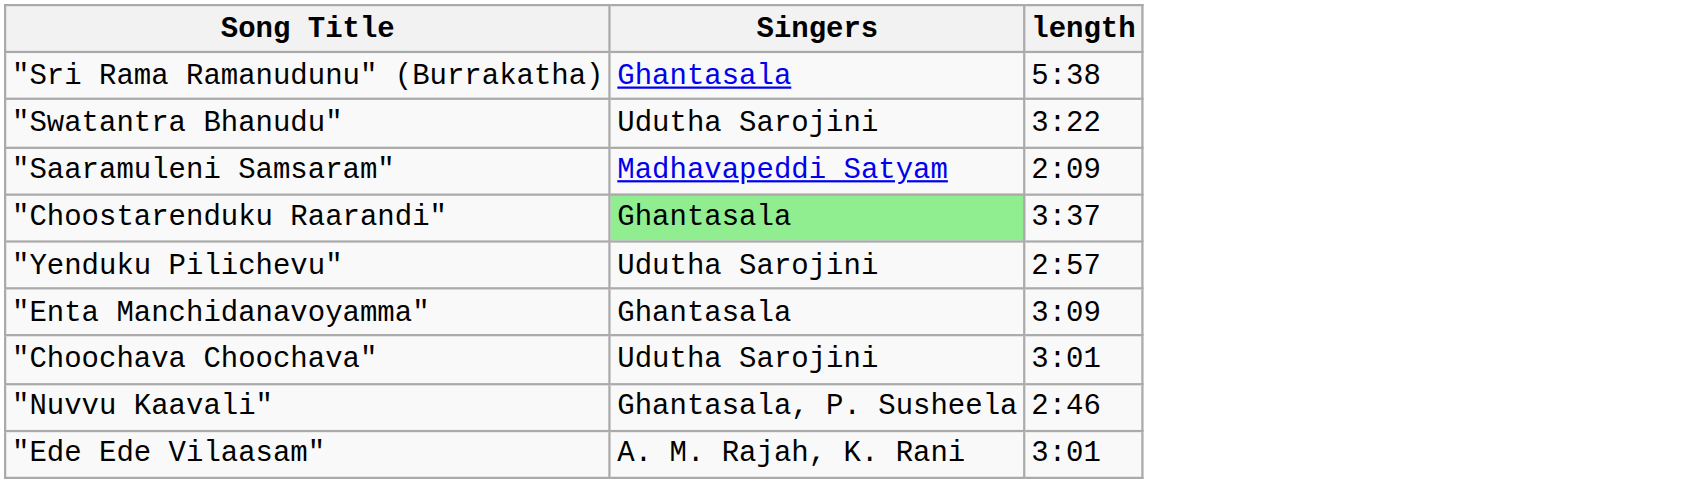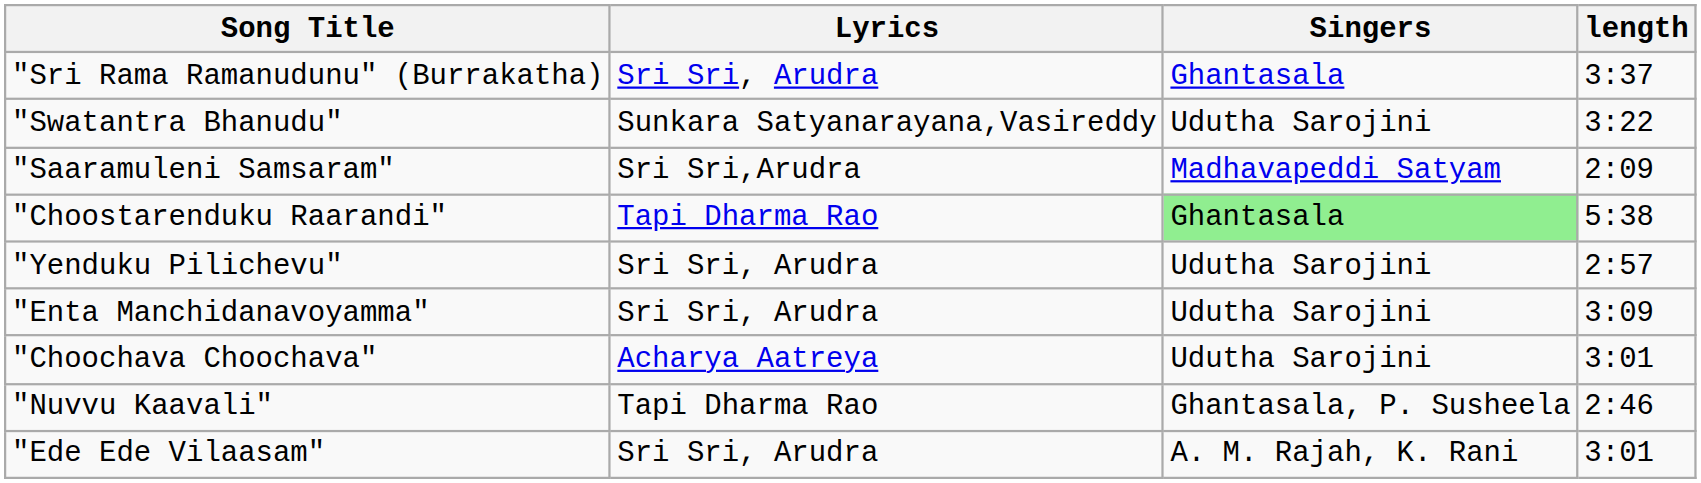+ column: (887, 29)
(1066, 76) 5:38 -> (1619, 76) 3:37
(1066, 218) 3:37 -> (1619, 218) 5:38
(704, 312) Ghantasala -> (1301, 312) Udutha Sarojini
